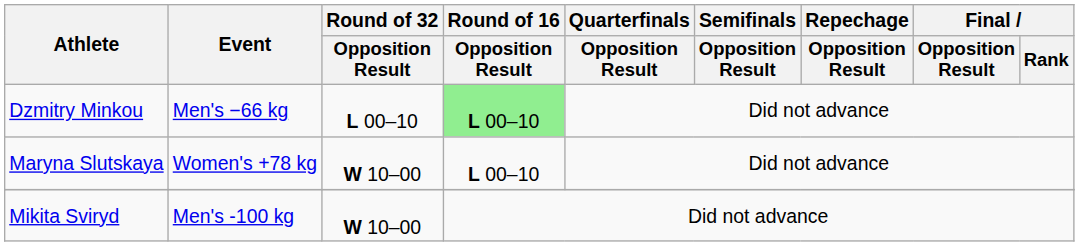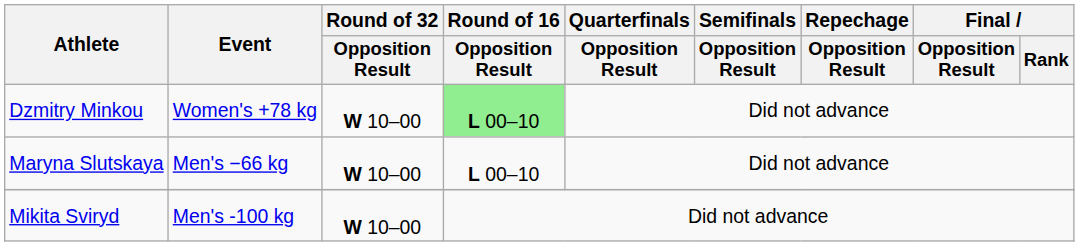(230, 111) Men's −66 kg -> (245, 111) Women's +78 kg
(382, 122) L 00–10 -> (382, 122) W 10–00
(245, 163) Women's +78 kg -> (230, 163) Men's −66 kg
